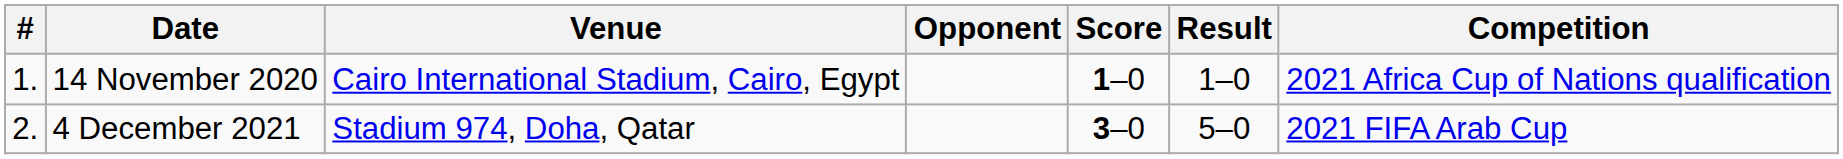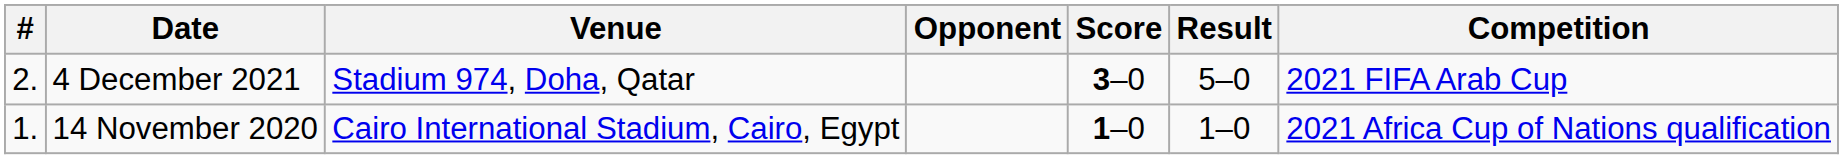rows swapped: (185, 78) <-> (177, 128)
